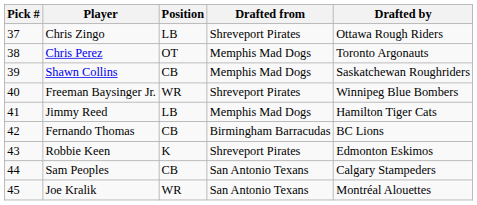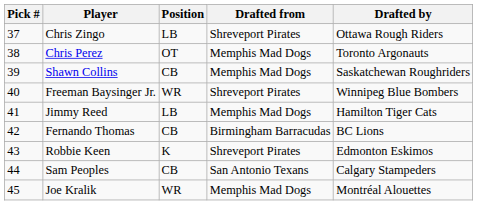(259, 190) San Antonio Texans -> (260, 190) Memphis Mad Dogs
